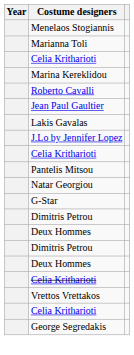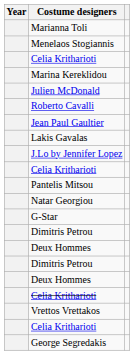rows swapped: (17, 28) <-> (17, 44)
+ row: (17, 91)
